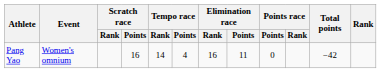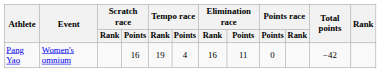(160, 55) 14 -> (160, 55) 19
